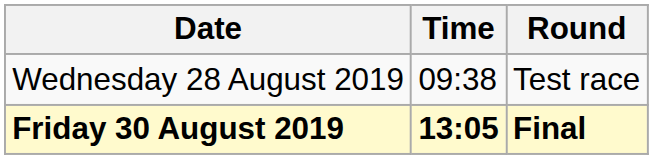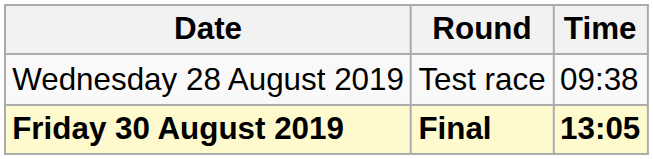columns swapped: (458, 29) <-> (577, 29)
